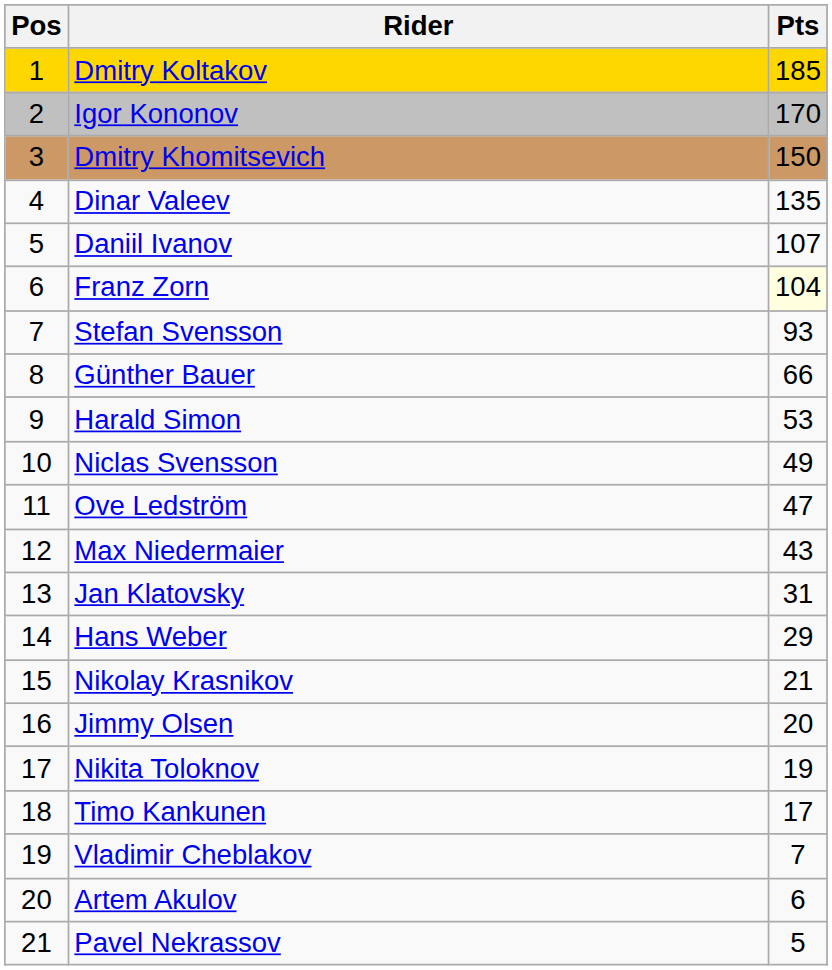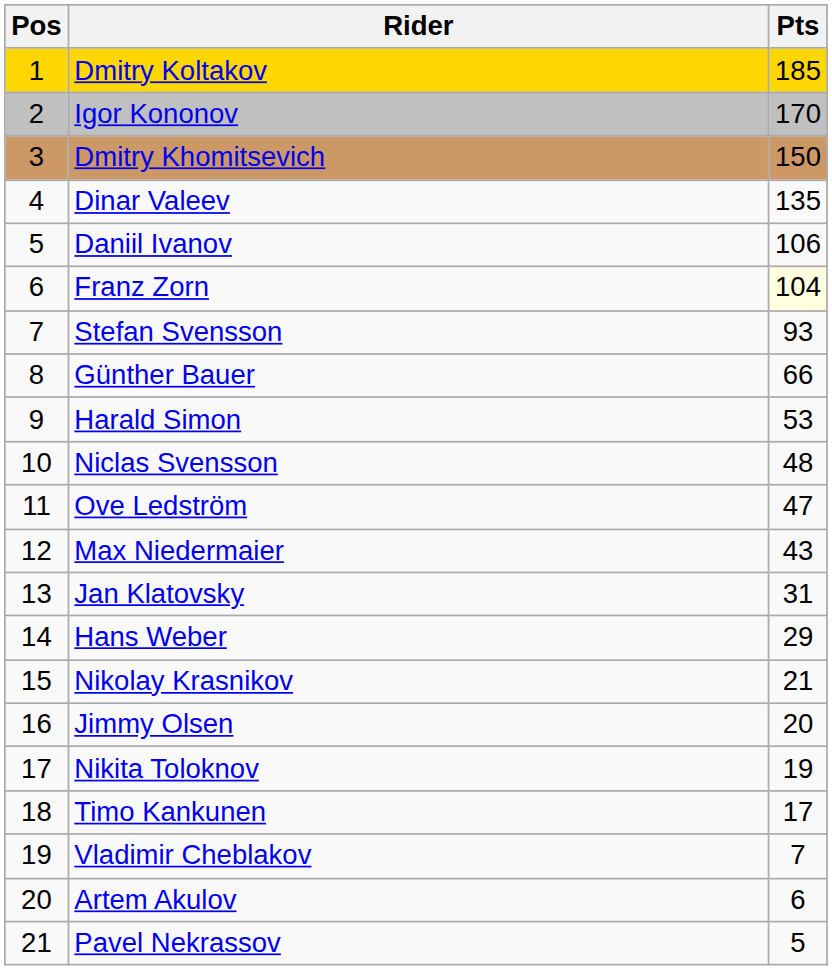(798, 244) 107 -> (798, 244) 106
(798, 462) 49 -> (798, 462) 48
